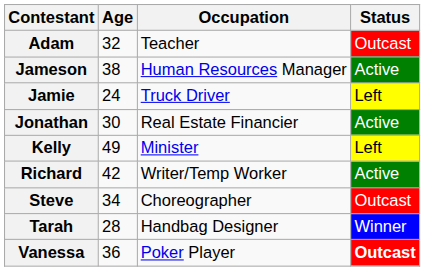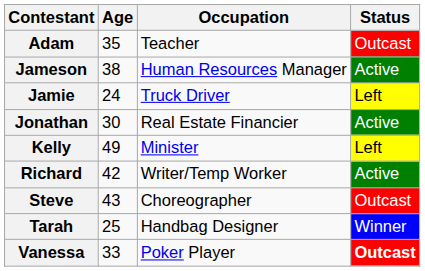(111, 43) 32 -> (111, 43) 35
(111, 200) 34 -> (111, 200) 43
(111, 226) 28 -> (111, 226) 25
(111, 252) 36 -> (111, 252) 33
